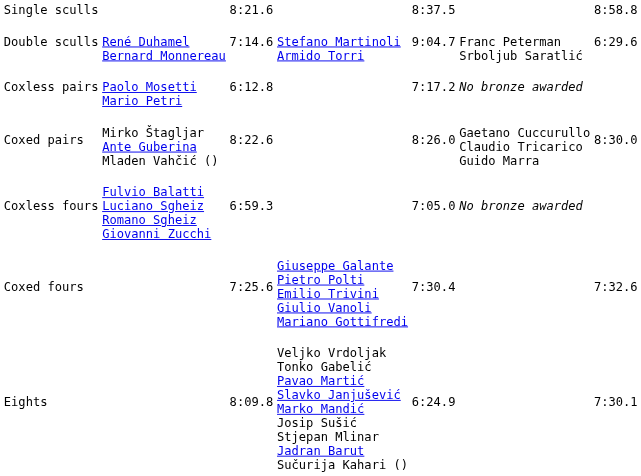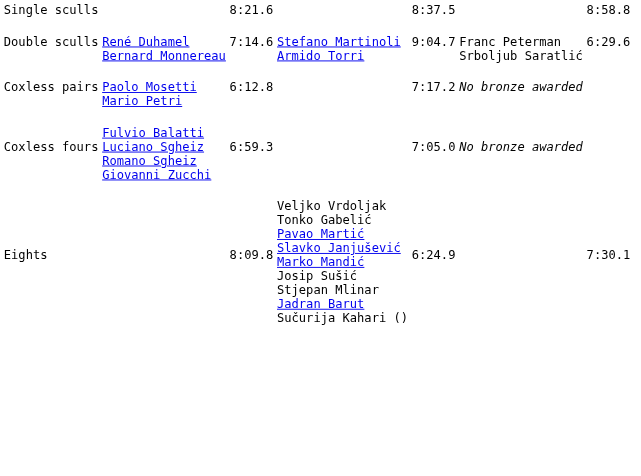- row: (44, 140)
- row: (44, 286)
